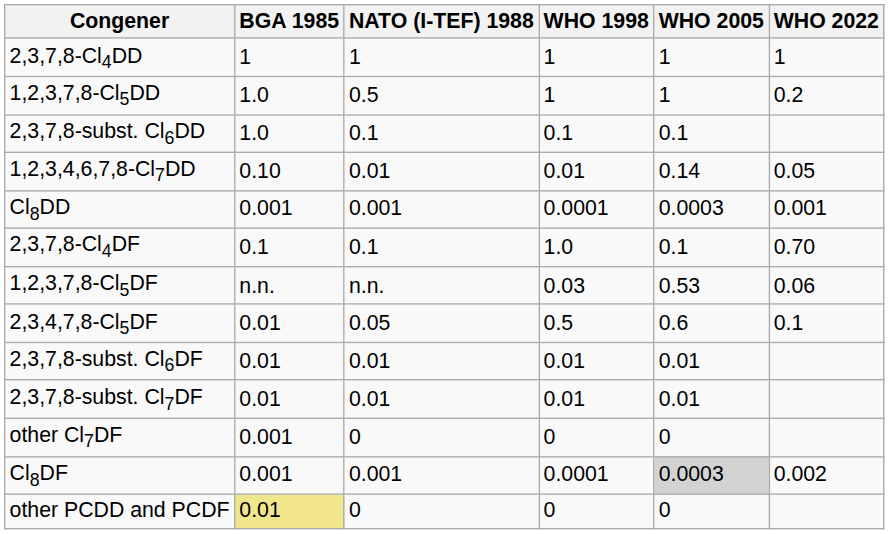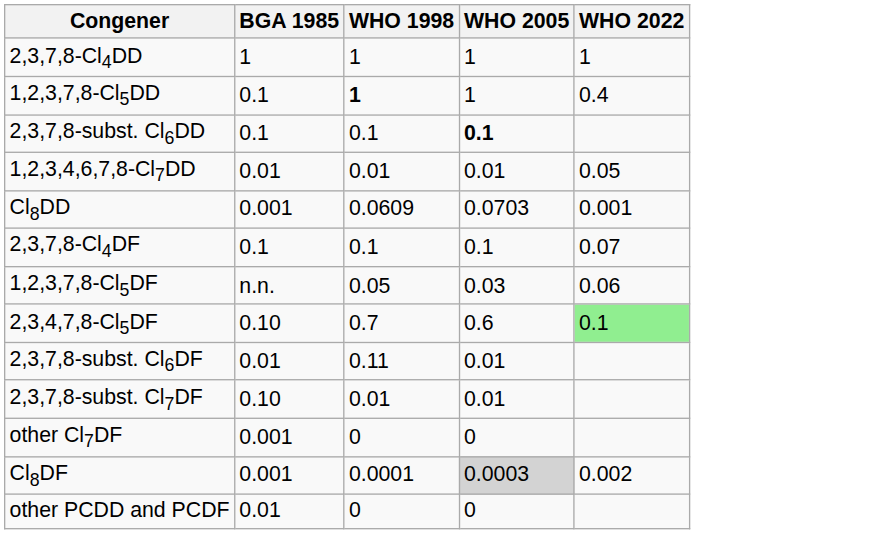- column: (441, 21)
(254, 95) 1.0 -> (254, 95) 0.1
(549, 95) normal -> (355, 95) bold
(788, 95) 0.2 -> (594, 95) 0.4
(254, 133) 1.0 -> (254, 133) 0.1
(673, 133) normal -> (479, 133) bold
(260, 171) 0.10 -> (260, 171) 0.01
(679, 171) 0.14 -> (485, 171) 0.01
(576, 209) 0.0001 -> (381, 209) 0.0609
(691, 209) 0.0003 -> (497, 209) 0.0703
(558, 247) 1.0 -> (364, 247) 0.1
(794, 247) 0.70 -> (600, 247) 0.07
(564, 285) 0.03 -> (370, 285) 0.05
(679, 285) 0.53 -> (485, 285) 0.03
(260, 323) 0.01 -> (260, 323) 0.10
(558, 323) 0.5 -> (364, 323) 0.7
(788, 323) no background -> (594, 323) lightgreen background
(564, 361) 0.01 -> (369, 361) 0.11
(260, 399) 0.01 -> (260, 399) 0.10
(260, 510) khaki background -> (260, 510) no background
